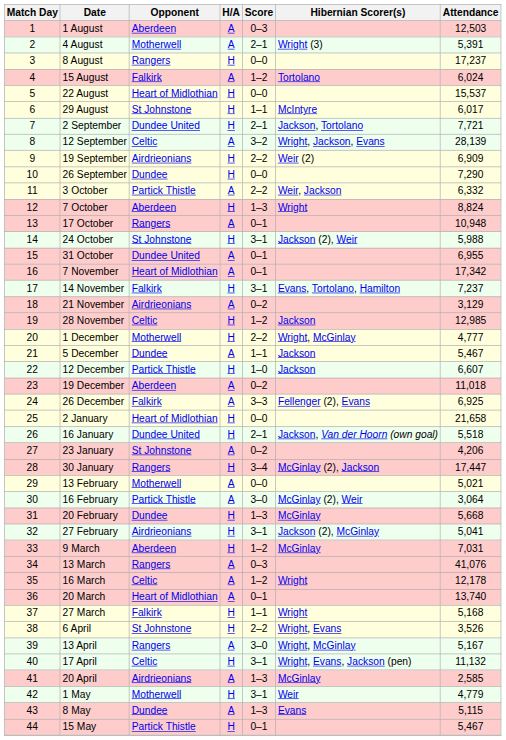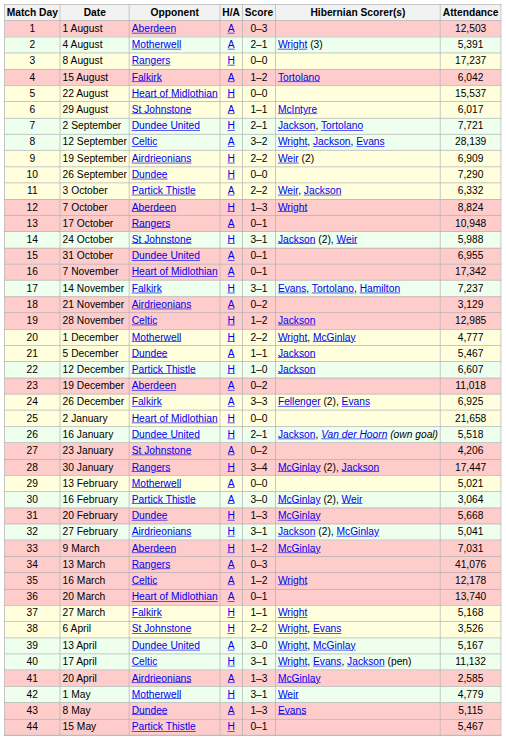(471, 77) 6,024 -> (471, 77) 6,042
(231, 110) H -> (231, 110) A
(151, 645) Rangers -> (166, 645) Dundee United
